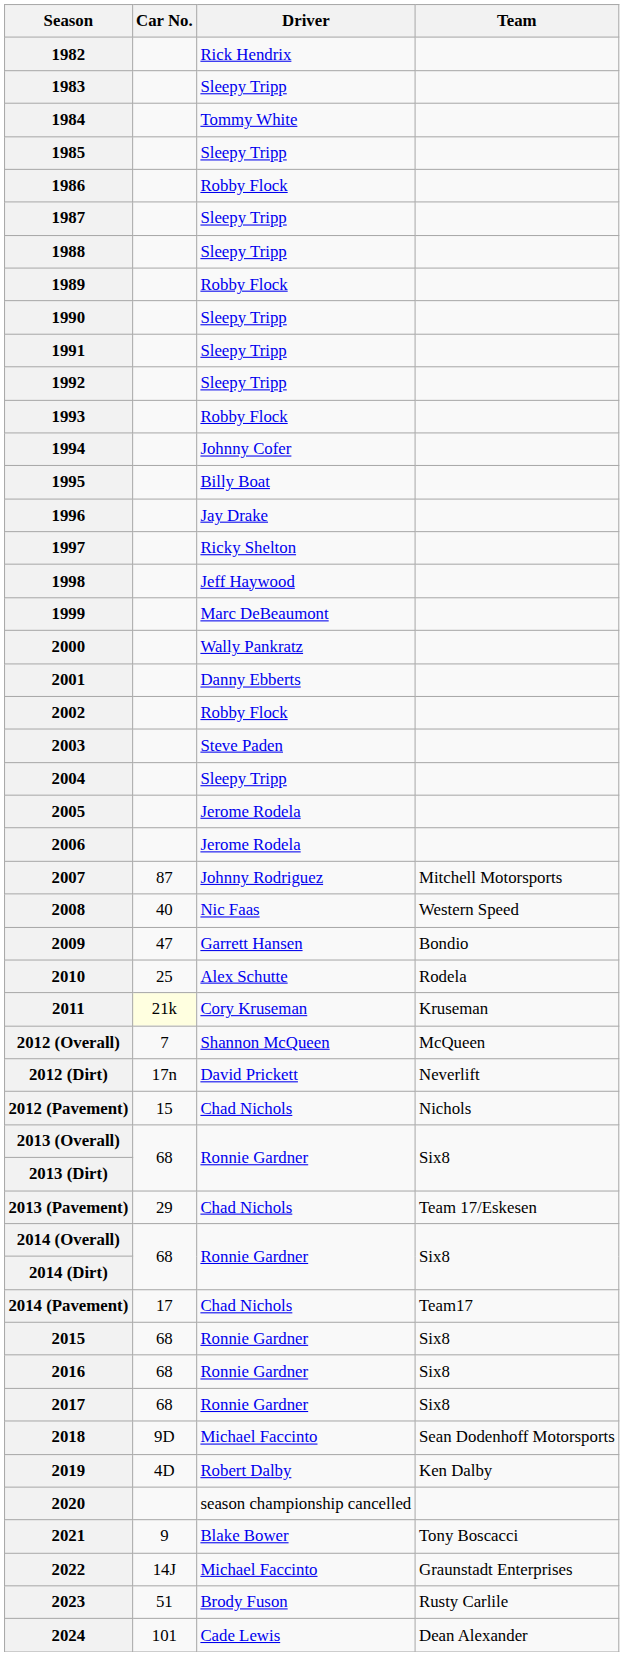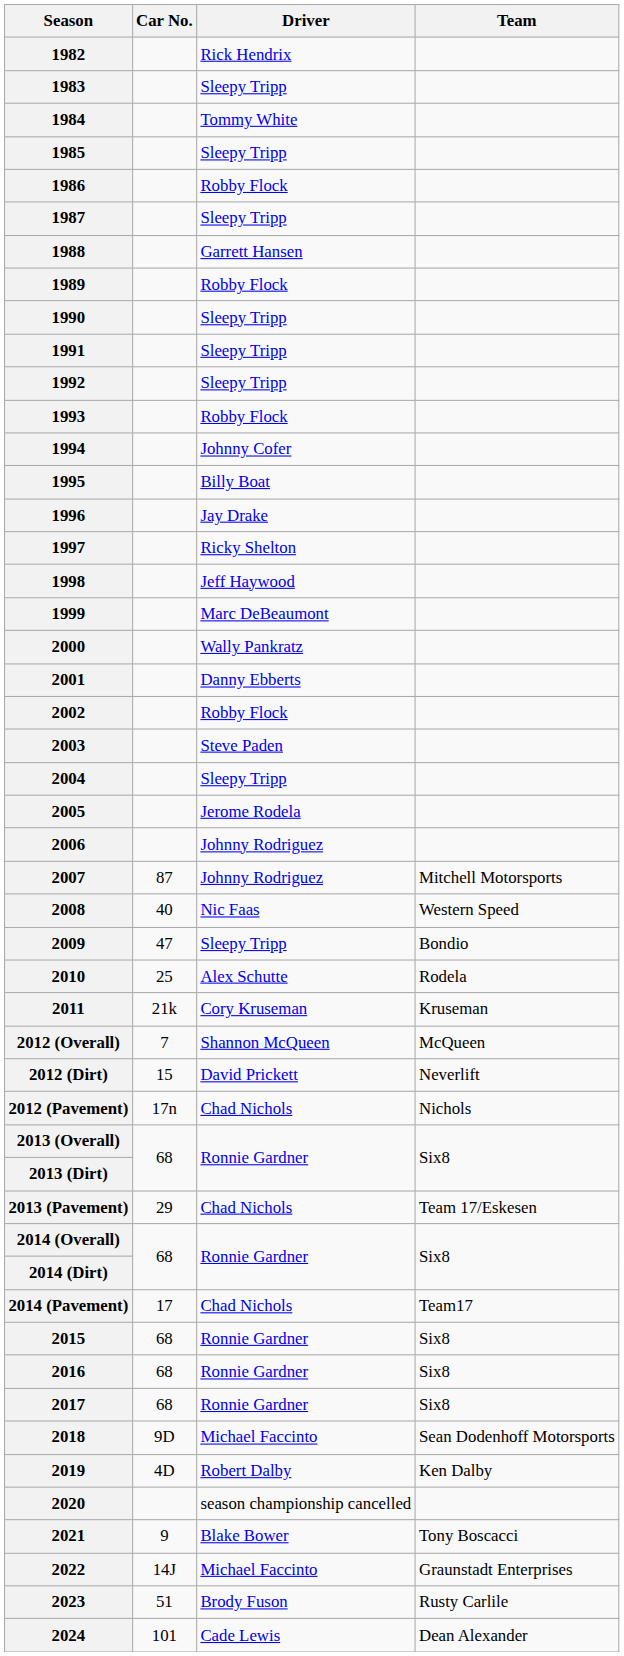(244, 251) Sleepy Tripp -> (251, 251) Garrett Hansen
(251, 844) Jerome Rodela -> (262, 844) Johnny Rodriguez
(251, 943) Garrett Hansen -> (244, 943) Sleepy Tripp
(164, 1009) lightyellow background -> (164, 1009) no background
(164, 1075) 17n -> (164, 1075) 15
(164, 1108) 15 -> (164, 1108) 17n
